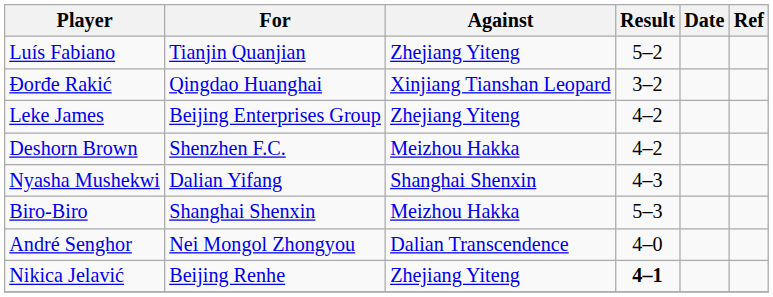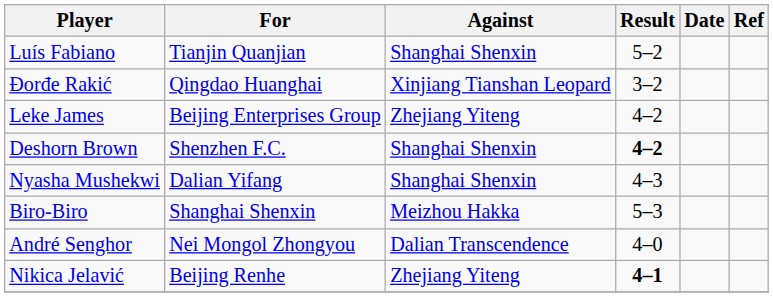(455, 52) Zhejiang Yiteng -> (463, 52) Shanghai Shenxin
(455, 148) Meizhou Hakka -> (463, 148) Shanghai Shenxin
(647, 148) normal -> (647, 148) bold
